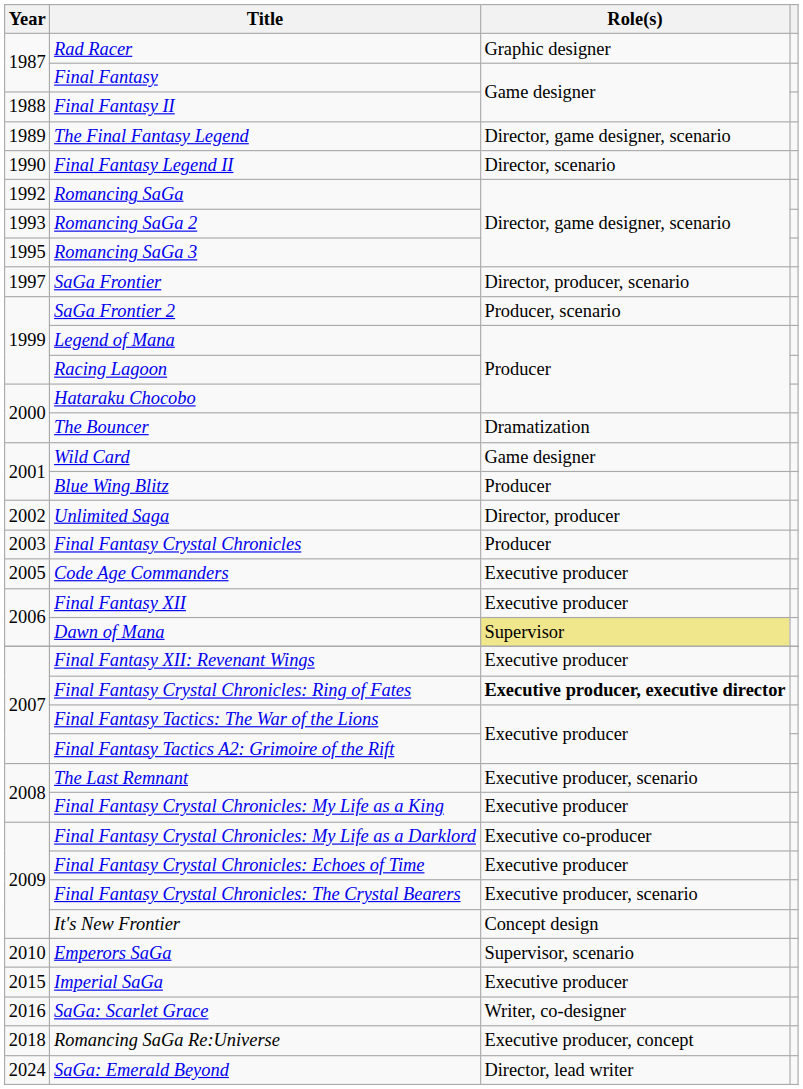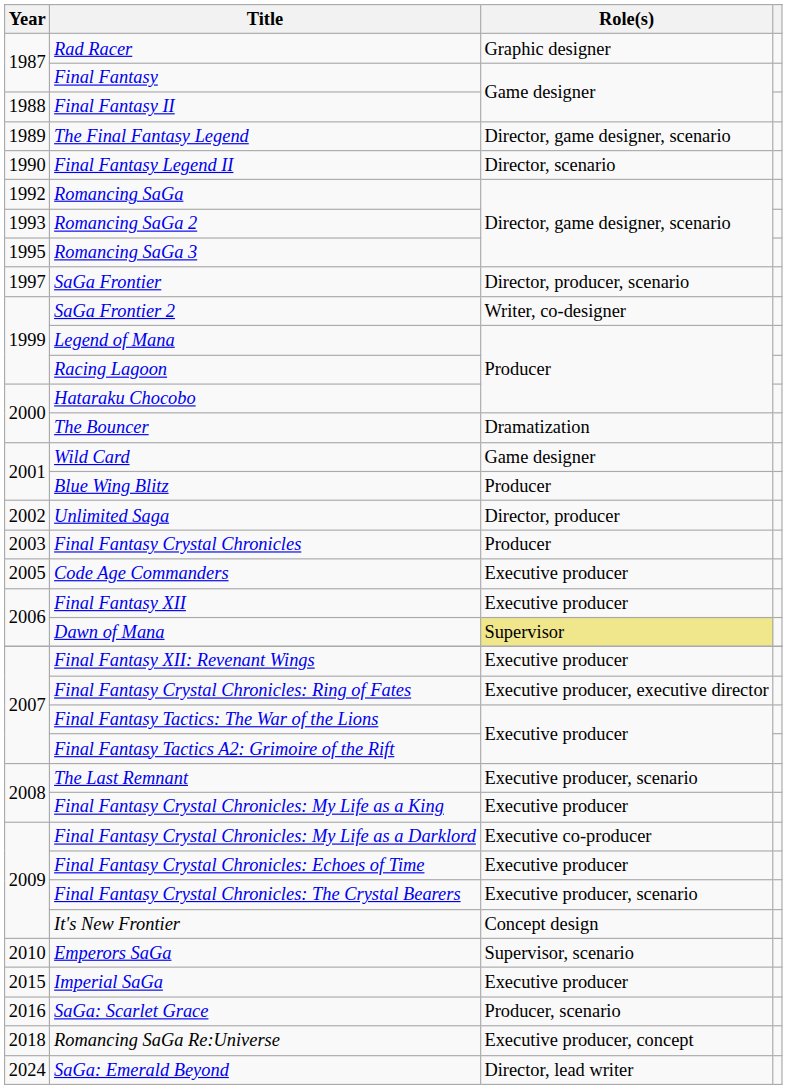(552, 310) Producer, scenario -> (555, 310) Writer, co-designer
(635, 690) bold -> (627, 690) normal
(555, 1011) Writer, co-designer -> (552, 1011) Producer, scenario
